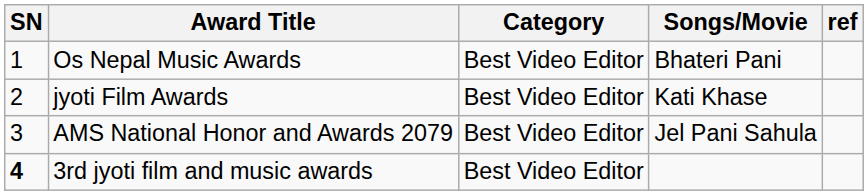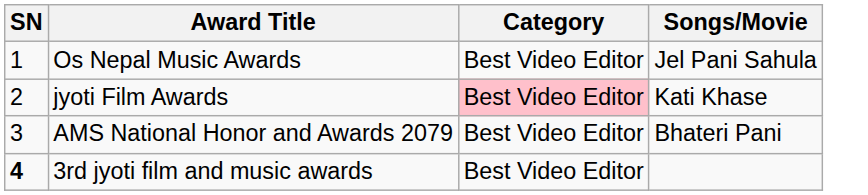- column: (843, 23)
(718, 60) Bhateri Pani -> (736, 60) Jel Pani Sahula
(554, 97) no background -> (554, 97) pink background
(736, 134) Jel Pani Sahula -> (718, 134) Bhateri Pani
